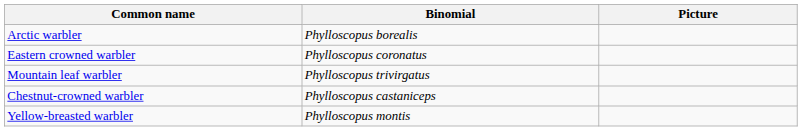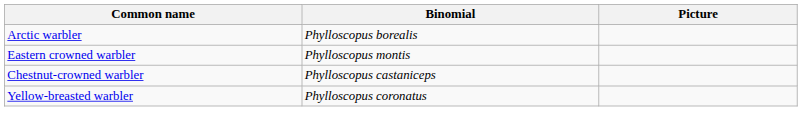(366, 55) Phylloscopus coronatus -> (357, 55) Phylloscopus montis
- row: (65, 75)
(357, 116) Phylloscopus montis -> (366, 95) Phylloscopus coronatus
